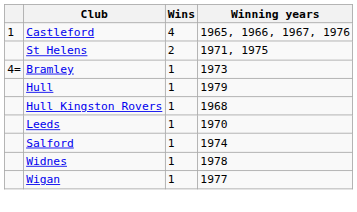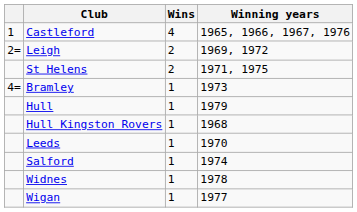+ row: (43, 51)
